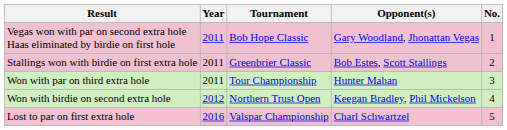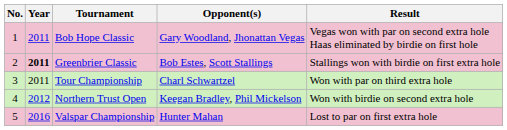columns swapped: (492, 13) <-> (102, 13)
(213, 62) normal -> (39, 62) bold
(366, 80) Hunter Mahan -> (197, 80) Charl Schwartzel
(372, 116) Charl Schwartzel -> (191, 116) Hunter Mahan
